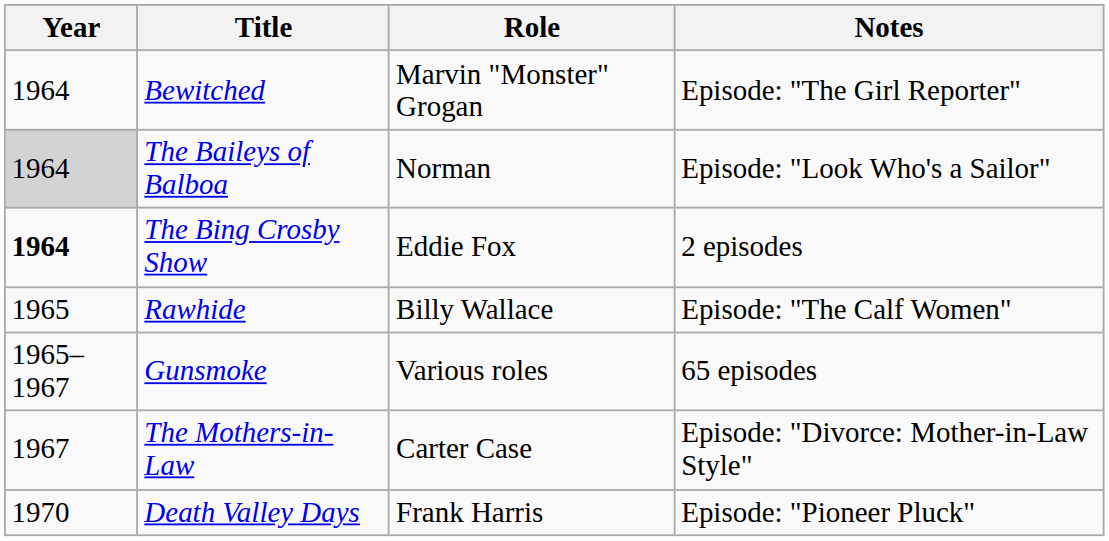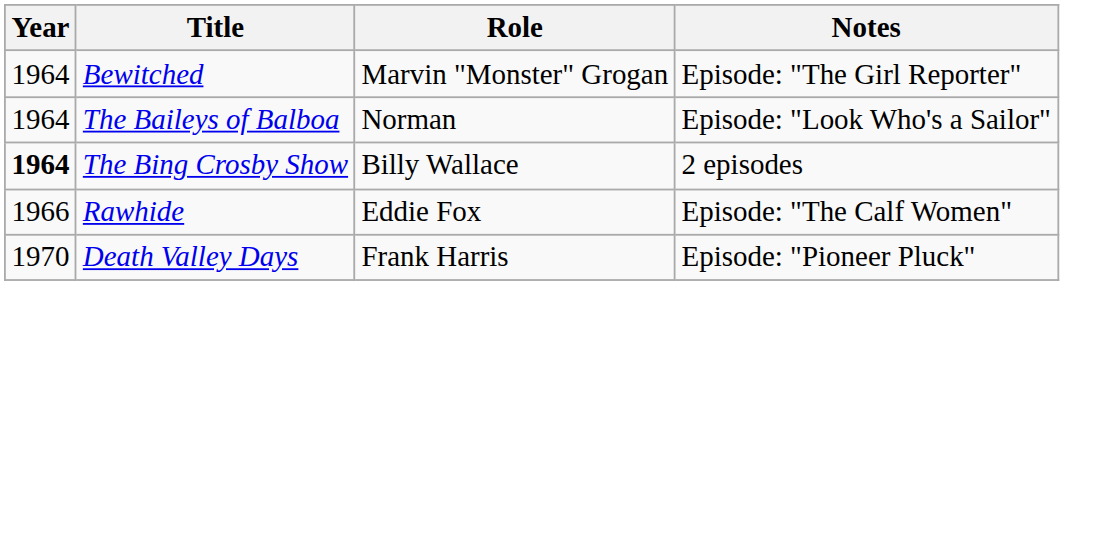(41, 168) lightgrey background -> (41, 119) no background
(456, 246) Eddie Fox -> (440, 165) Billy Wallace
(41, 308) 1965 -> (41, 211) 1966
(475, 308) Billy Wallace -> (421, 211) Eddie Fox
- row: (205, 371)
- row: (239, 449)
